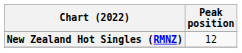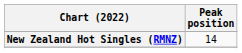(211, 39) 12 -> (211, 39) 14
